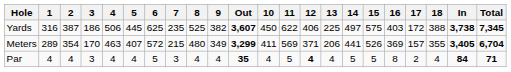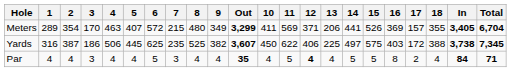rows swapped: (19, 28) <-> (22, 44)
